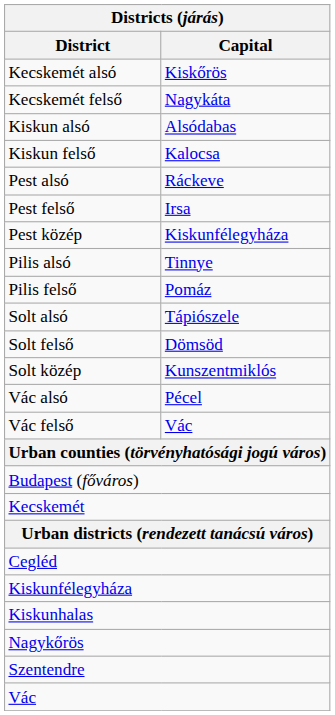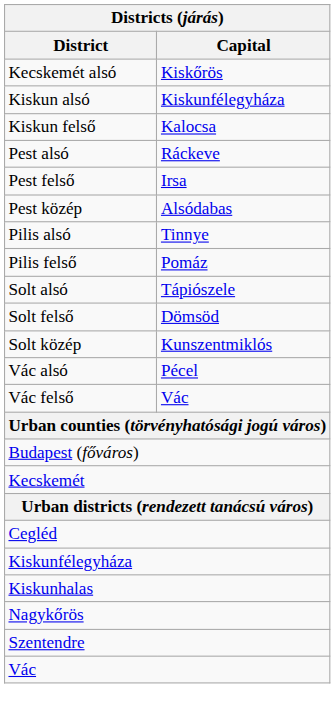- row: (65, 99)
(200, 126) Alsódabas -> (223, 99) Kiskunfélegyháza
(227, 235) Kiskunfélegyháza -> (197, 208) Alsódabas
